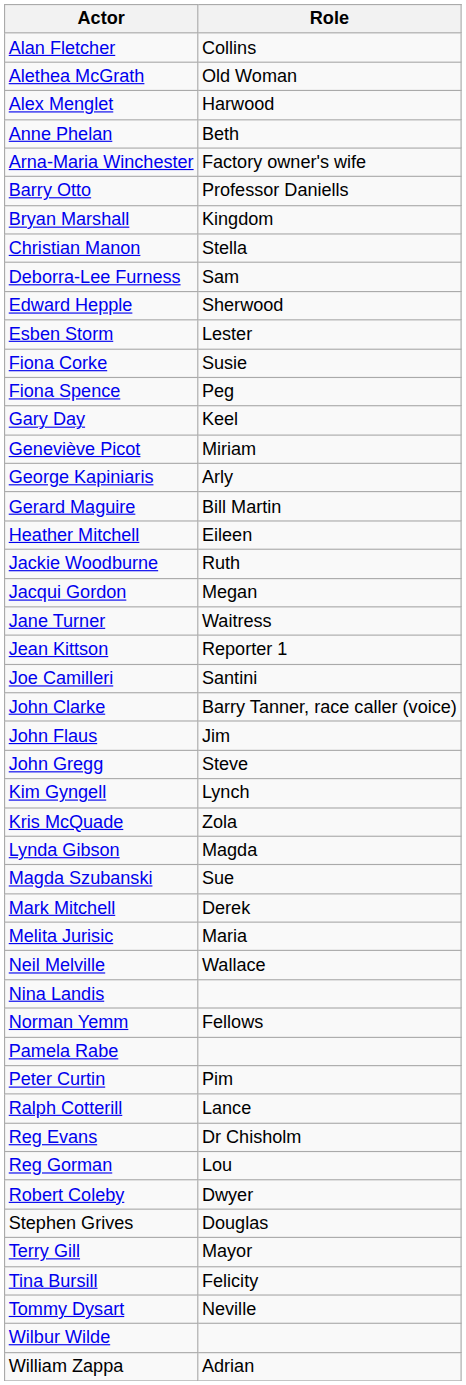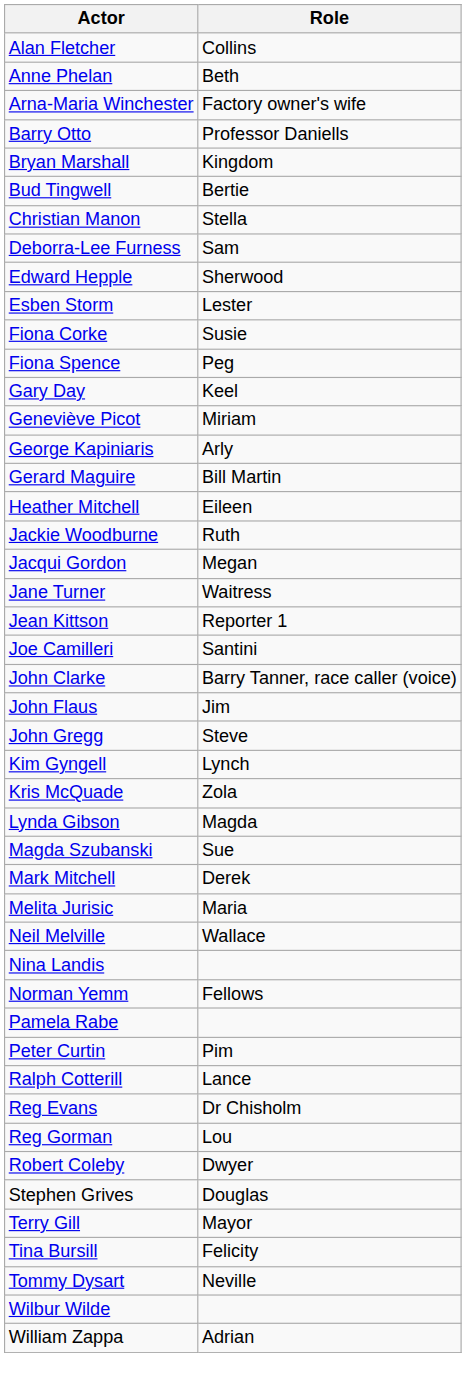- row: (77, 76)
- row: (61, 104)
+ row: (60, 190)
